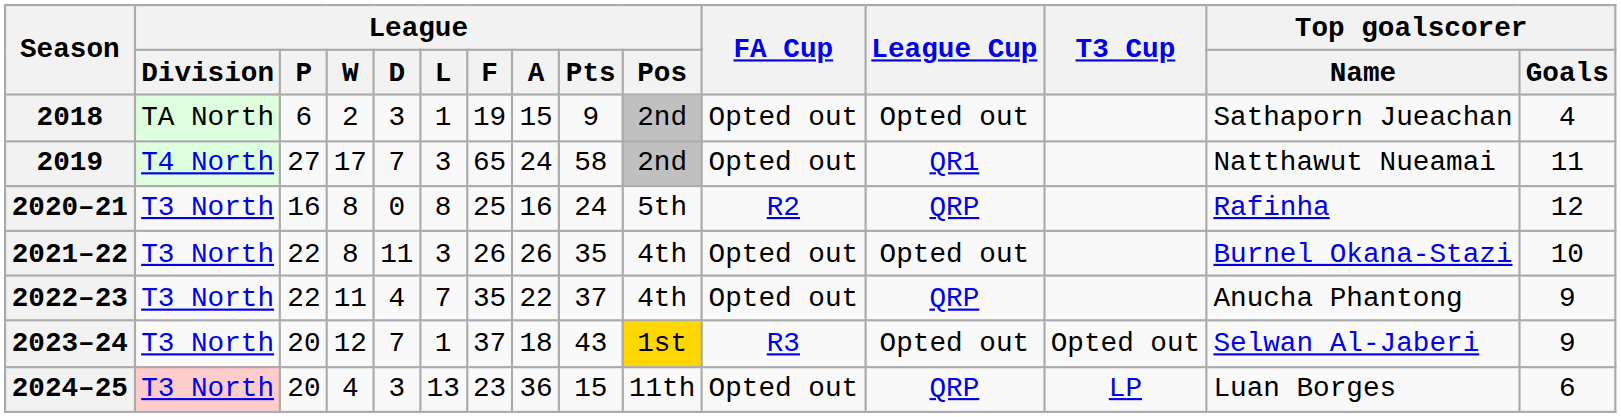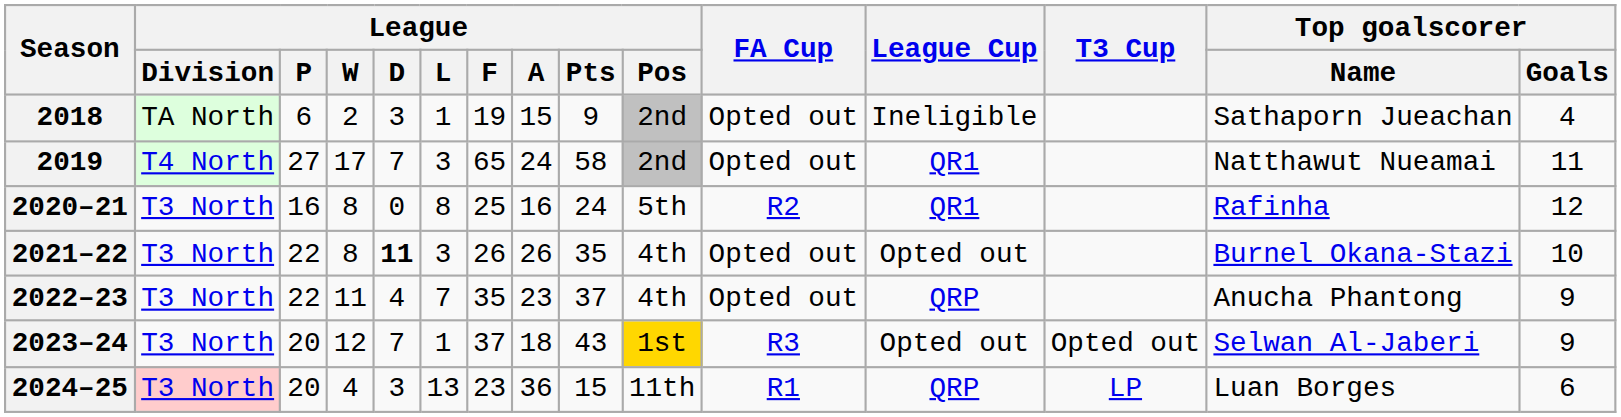(954, 118) Opted out -> (954, 118) Ineligible
(954, 208) QRP -> (954, 208) QR1
(397, 253) normal -> (397, 253) bold
(536, 298) 22 -> (536, 298) 23
(783, 389) Opted out -> (783, 389) R1
